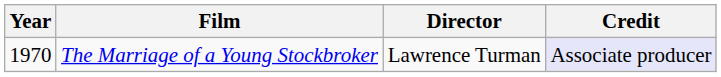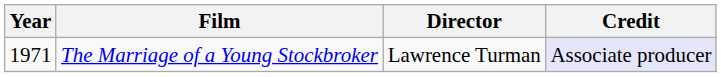(30, 54) 1970 -> (30, 54) 1971
